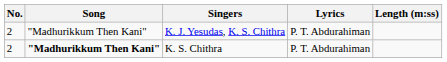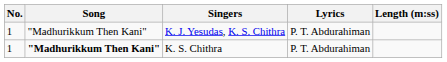(10, 31) 2 -> (10, 31) 1
(10, 49) 2 -> (10, 49) 1
